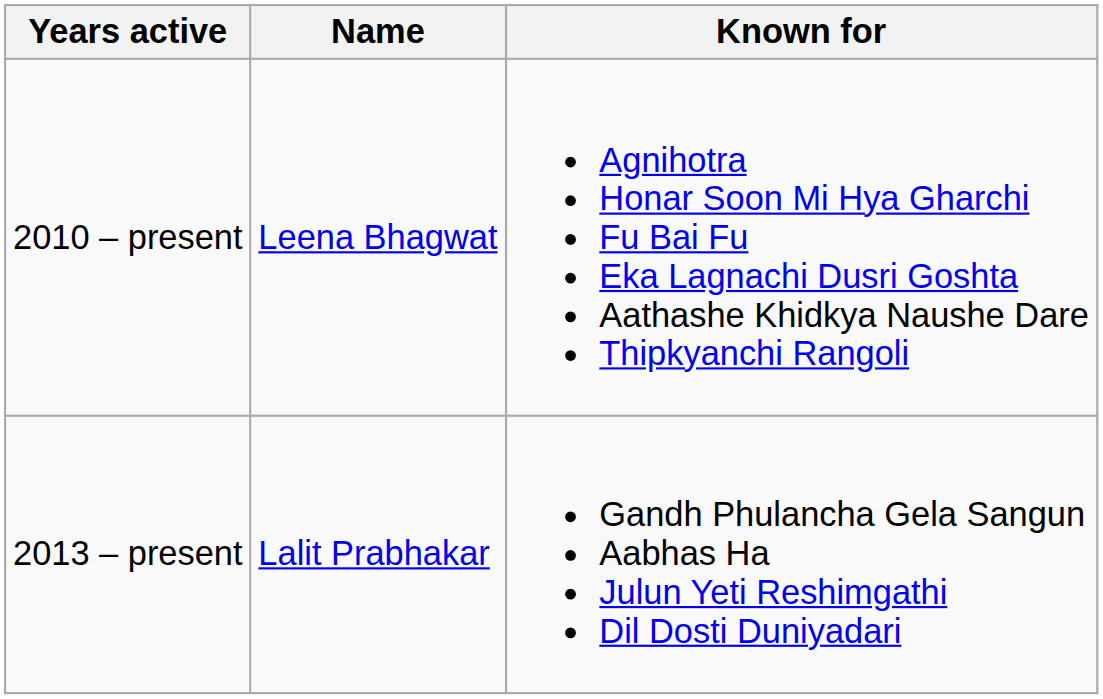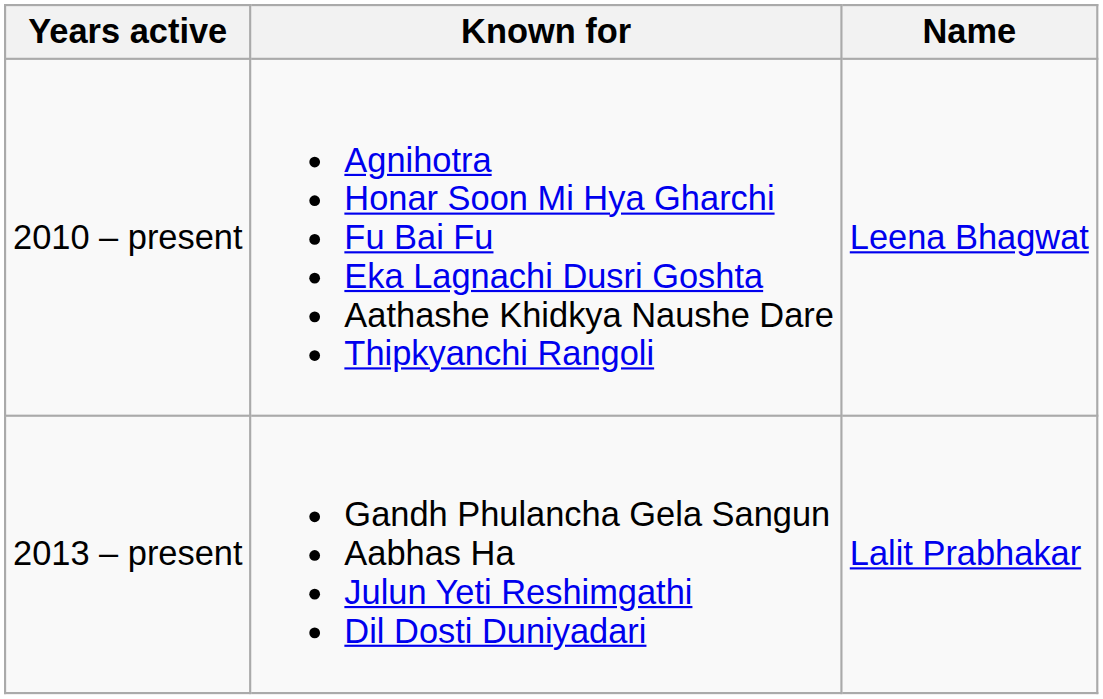columns swapped: (378, 31) <-> (801, 31)
